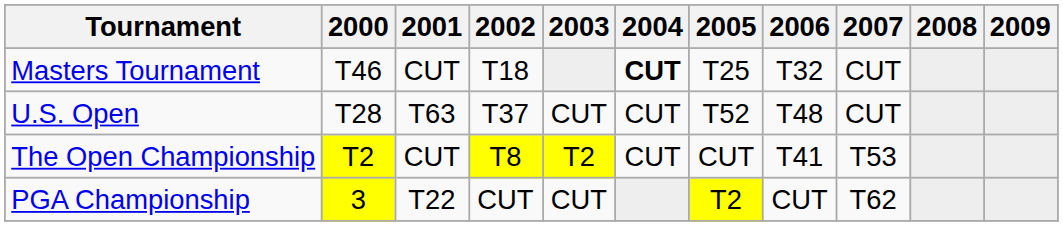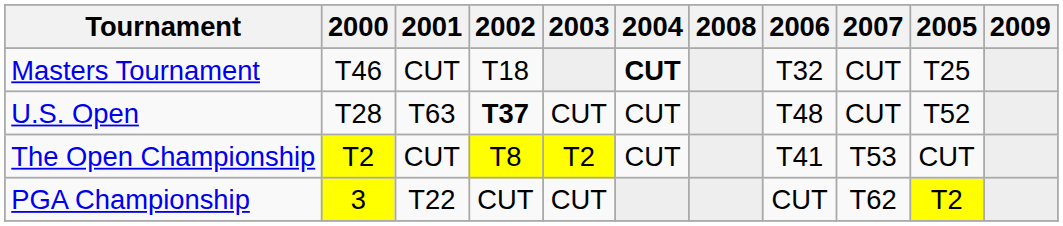columns swapped: (726, 27) <-> (947, 27)
(505, 113) normal -> (505, 113) bold
